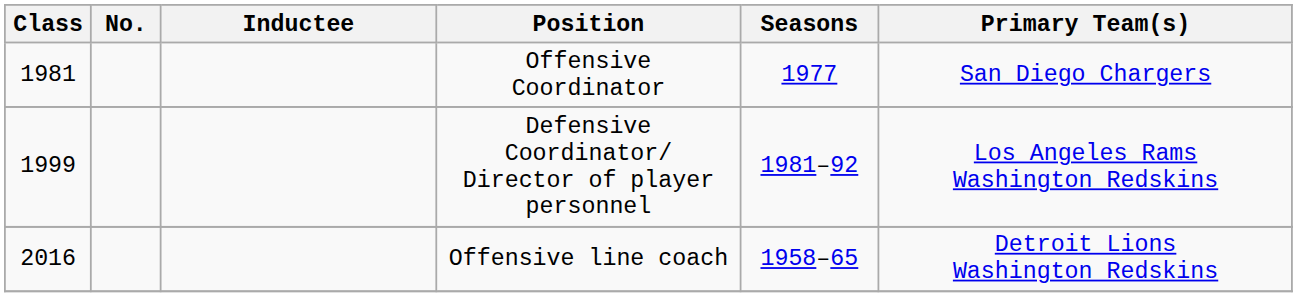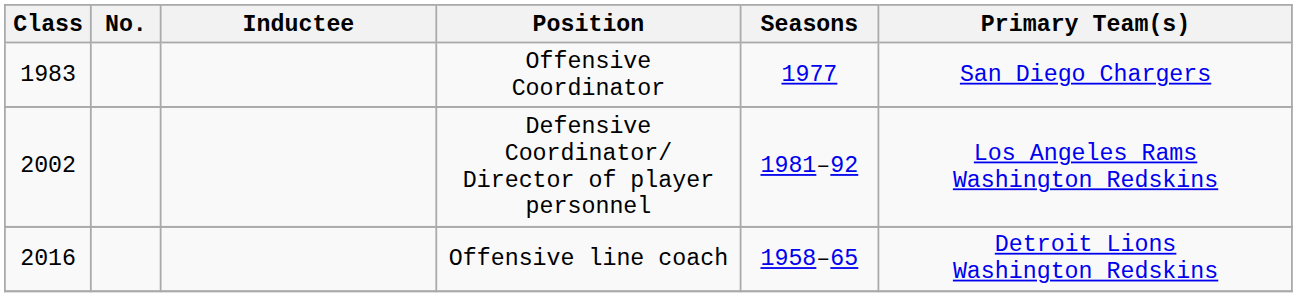(48, 75) 1981 -> (48, 75) 1983
(48, 167) 1999 -> (48, 167) 2002
